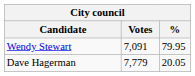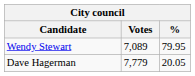(136, 46) 7,091 -> (136, 46) 7,089
